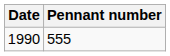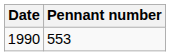(59, 39) 555 -> (59, 39) 553
